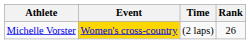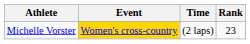(231, 30) 26 -> (231, 30) 23
